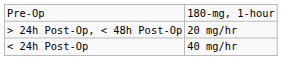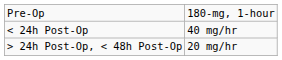rows swapped: (48, 47) <-> (95, 30)
